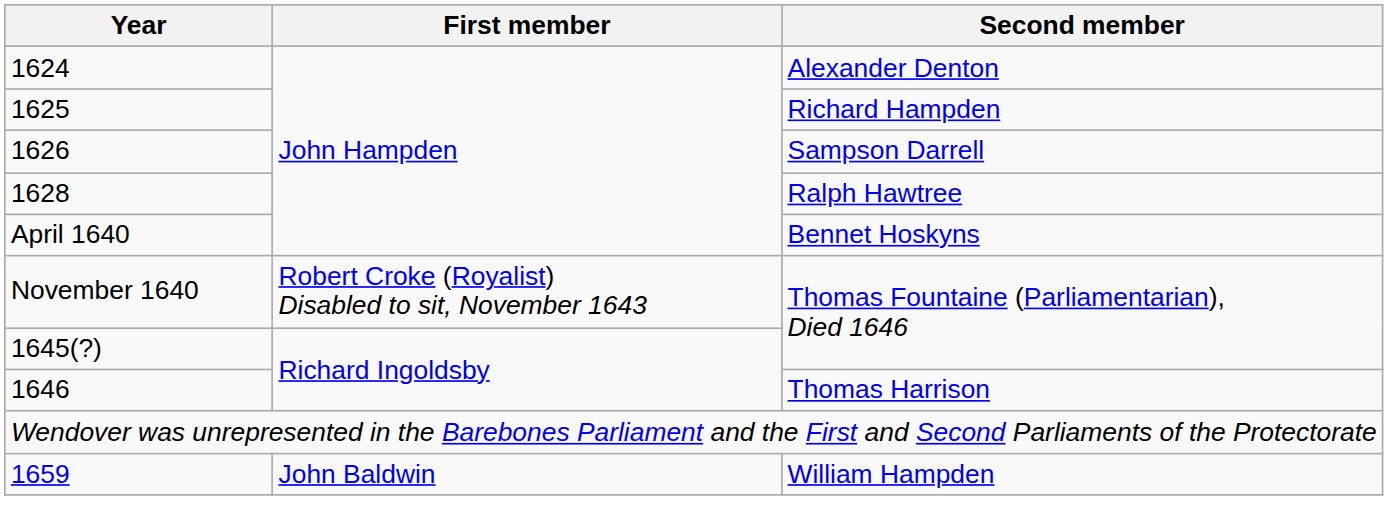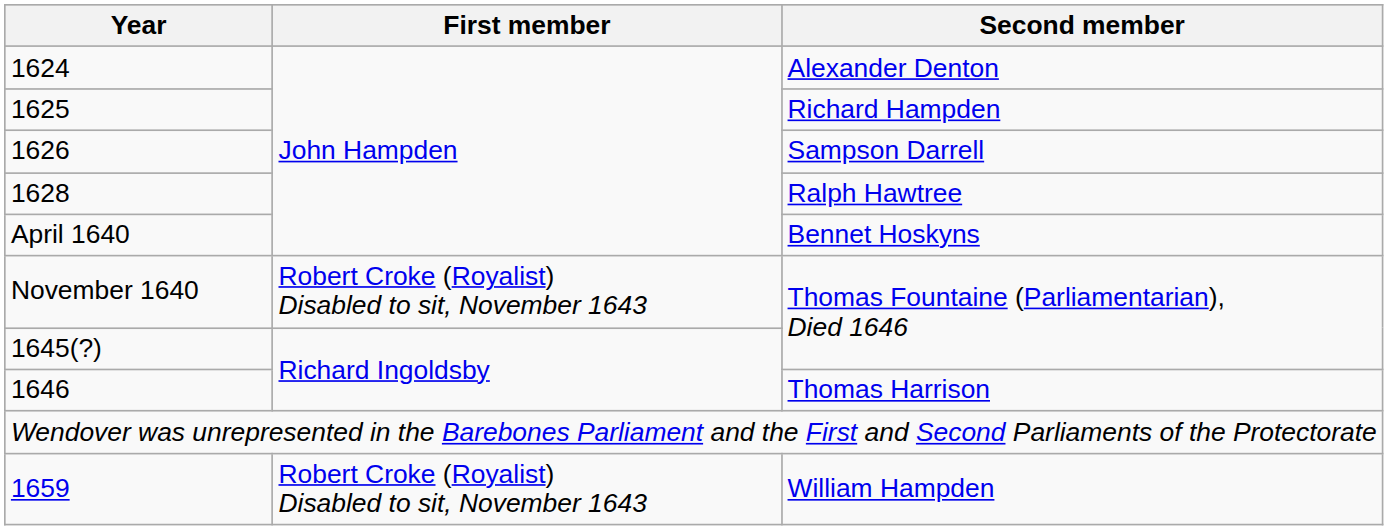(357, 473) John Baldwin -> (463, 488) Robert Croke (Royalist) Disabled to sit, November 1643
